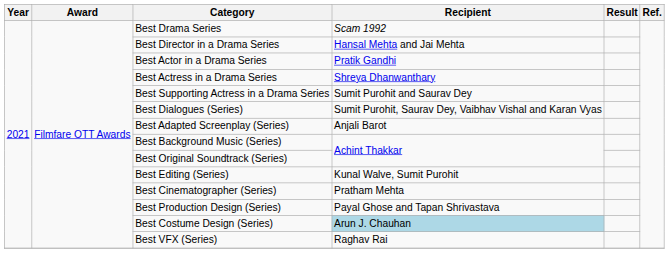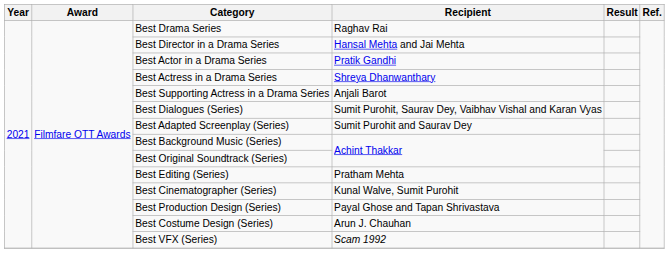(360, 28) Scam 1992 -> (361, 28) Raghav Rai
(403, 93) Sumit Purohit and Saurav Dey -> (360, 93) Anjali Barot
(360, 126) Anjali Barot -> (403, 126) Sumit Purohit and Saurav Dey
(396, 175) Kunal Walve, Sumit Purohit -> (369, 175) Pratham Mehta
(369, 191) Pratham Mehta -> (396, 191) Kunal Walve, Sumit Purohit
(372, 223) lightblue background -> (372, 223) no background
(361, 239) Raghav Rai -> (360, 239) Scam 1992
